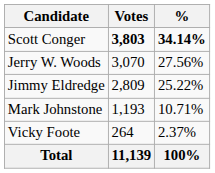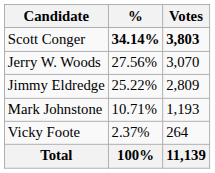columns swapped: (131, 16) <-> (182, 16)
